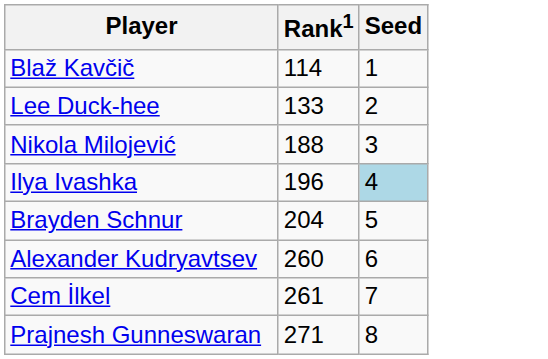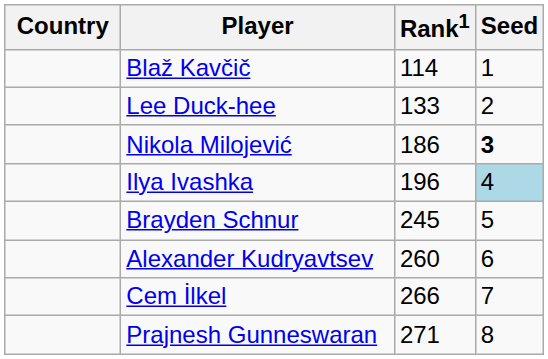+ column: (63, 26)
(304, 144) 188 -> (420, 144) 186
(371, 144) normal -> (487, 144) bold
(304, 220) 204 -> (420, 220) 245
(304, 296) 261 -> (420, 296) 266
